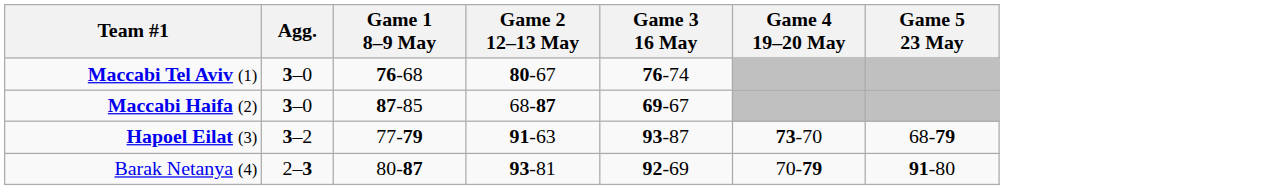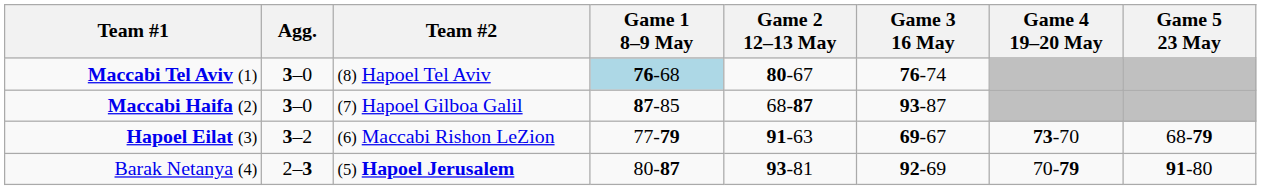+ column: (461, 31)
(399, 74) no background -> (657, 74) lightblue background
(666, 105) 69-67 -> (923, 105) 93-87
(666, 136) 93-87 -> (923, 136) 69-67
